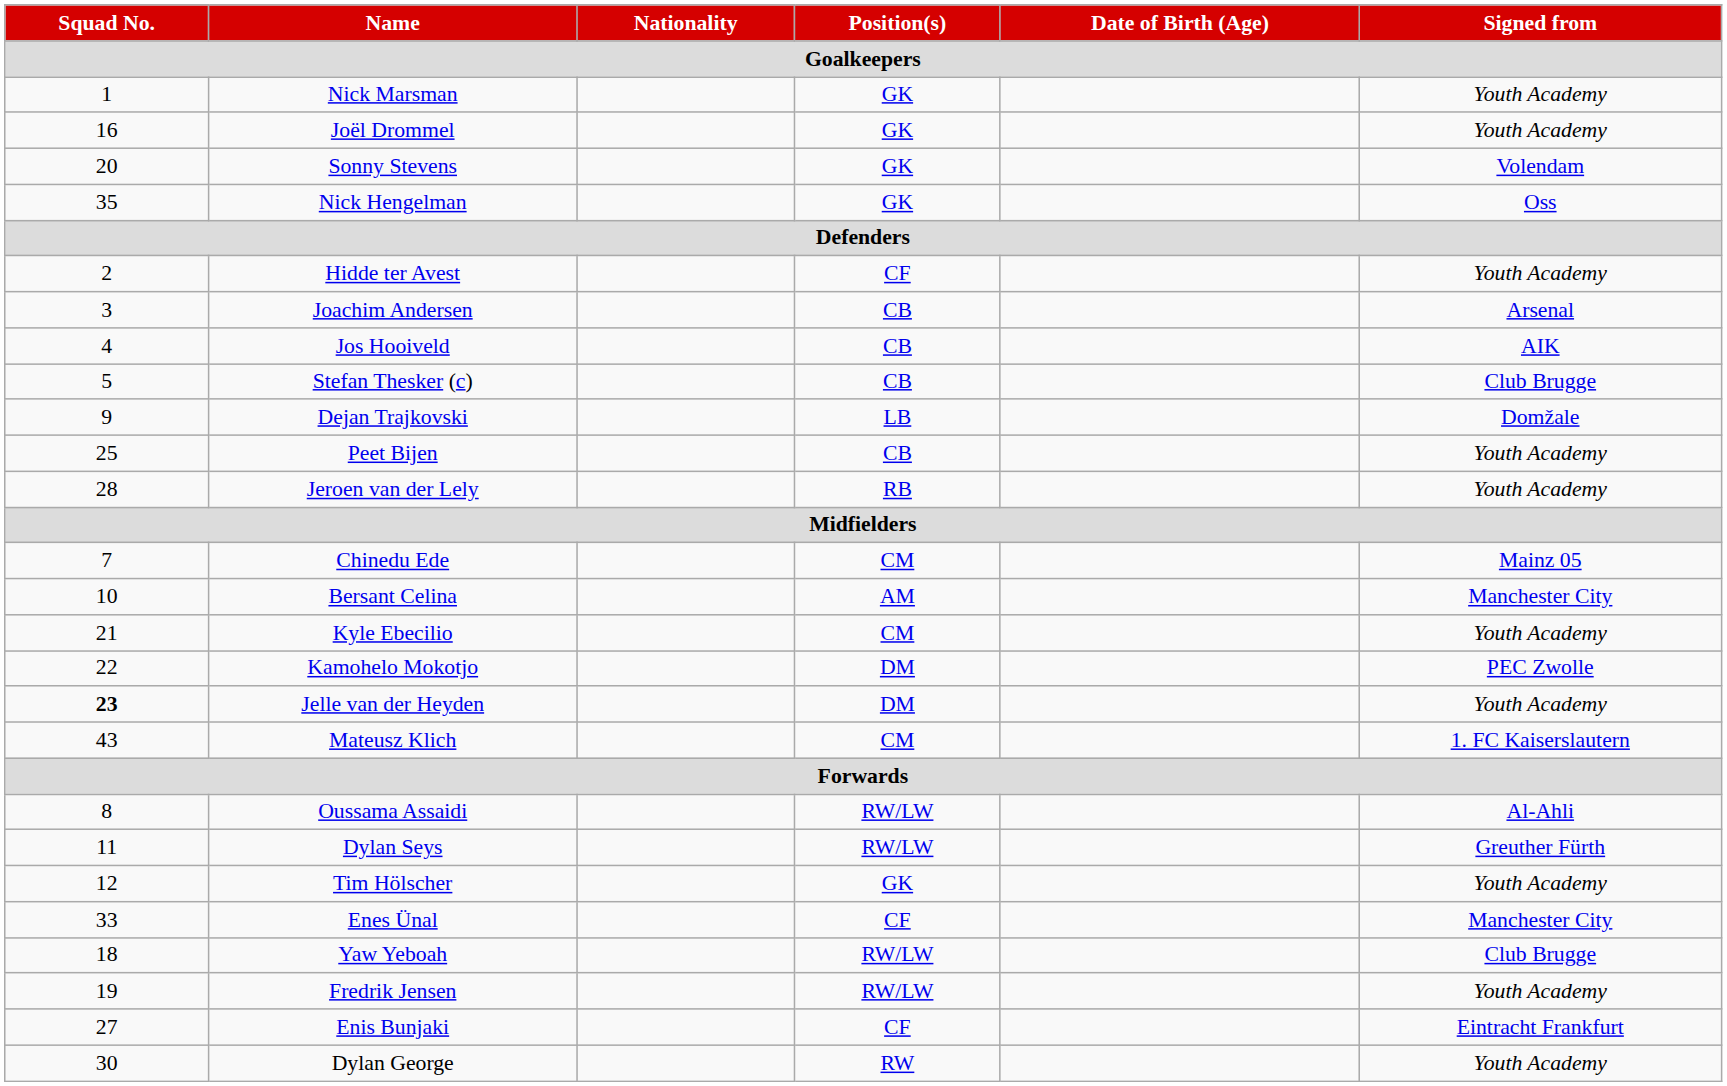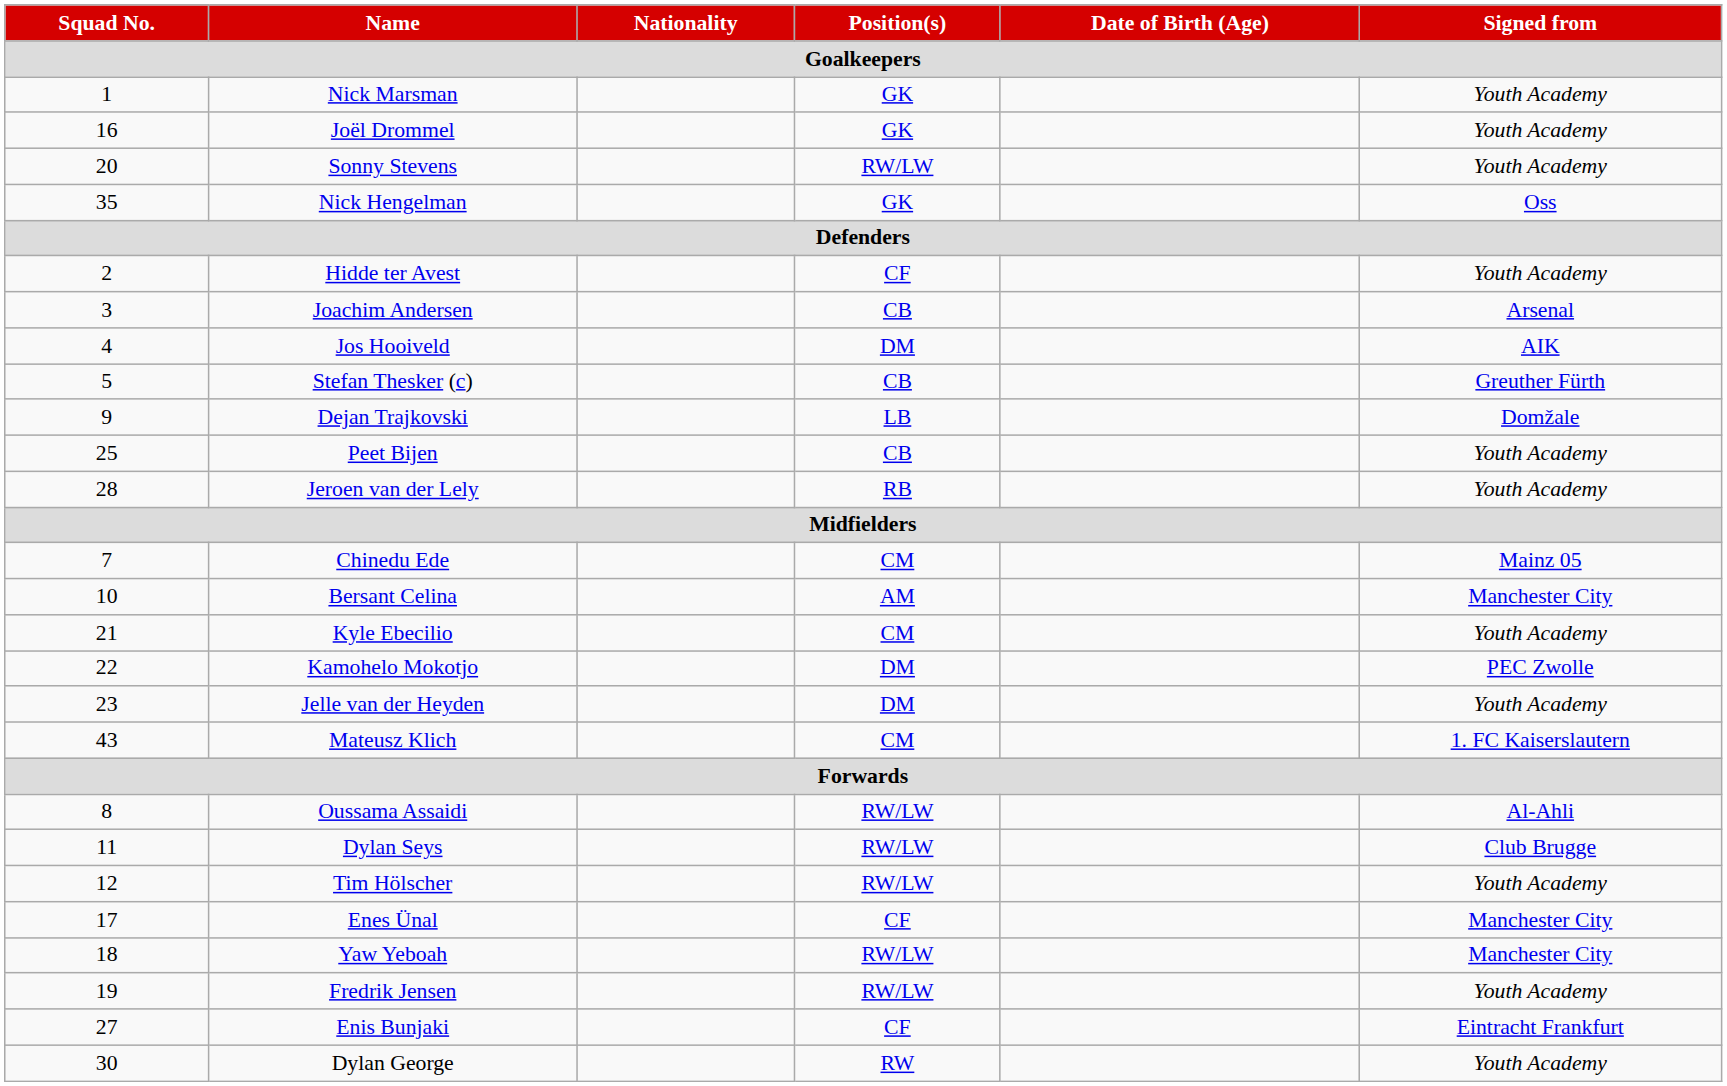(897, 166) GK -> (897, 166) RW/LW
(1540, 166) Volendam -> (1540, 166) Youth Academy
(897, 345) CB -> (897, 345) DM
(1540, 381) Club Brugge -> (1540, 381) Greuther Fürth
(107, 704) bold -> (107, 704) normal
(1540, 847) Greuther Fürth -> (1540, 847) Club Brugge
(897, 883) GK -> (897, 883) RW/LW
(107, 919) 33 -> (107, 919) 17
(1540, 955) Club Brugge -> (1540, 955) Manchester City
